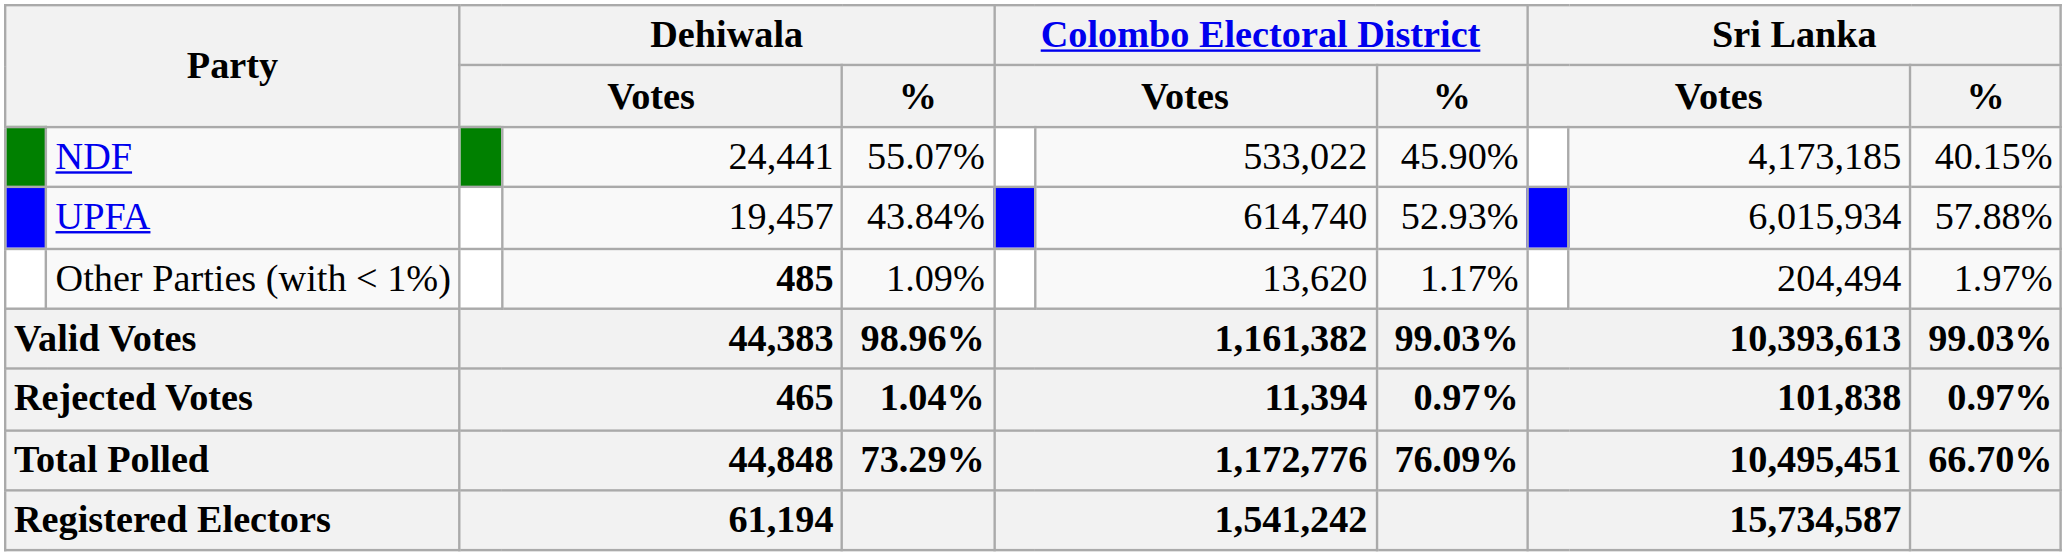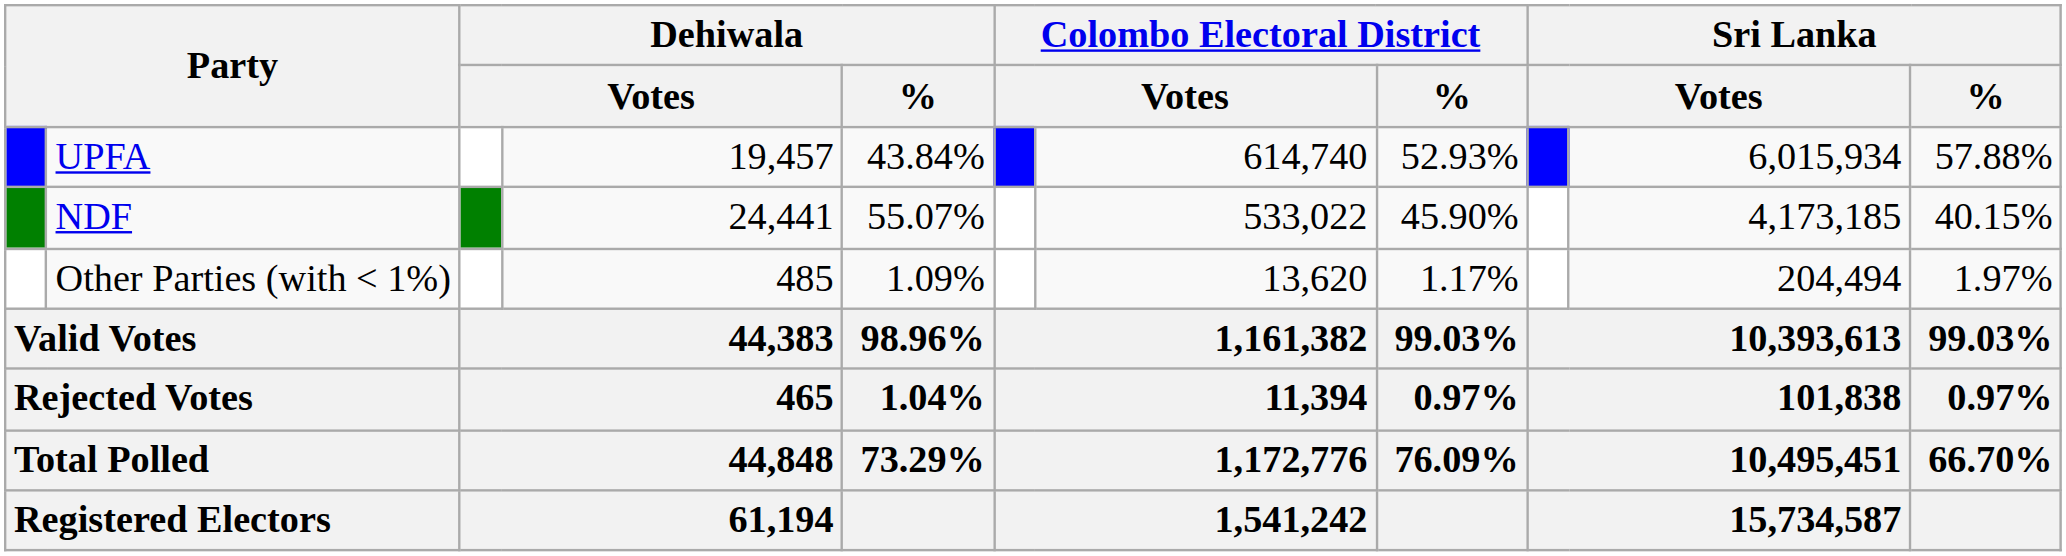rows swapped: (94, 156) <-> (103, 216)
(805, 277) bold -> (805, 277) normal
